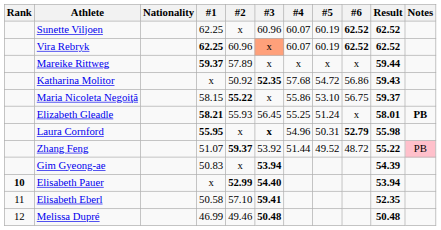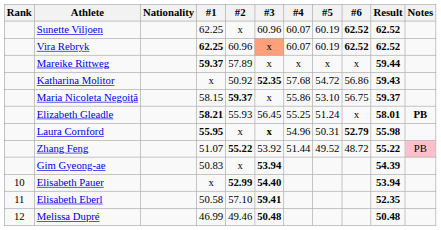(240, 98) 55.22 -> (240, 98) 59.37
(240, 149) 59.37 -> (240, 149) 55.22
(19, 183) bold -> (19, 183) normal
